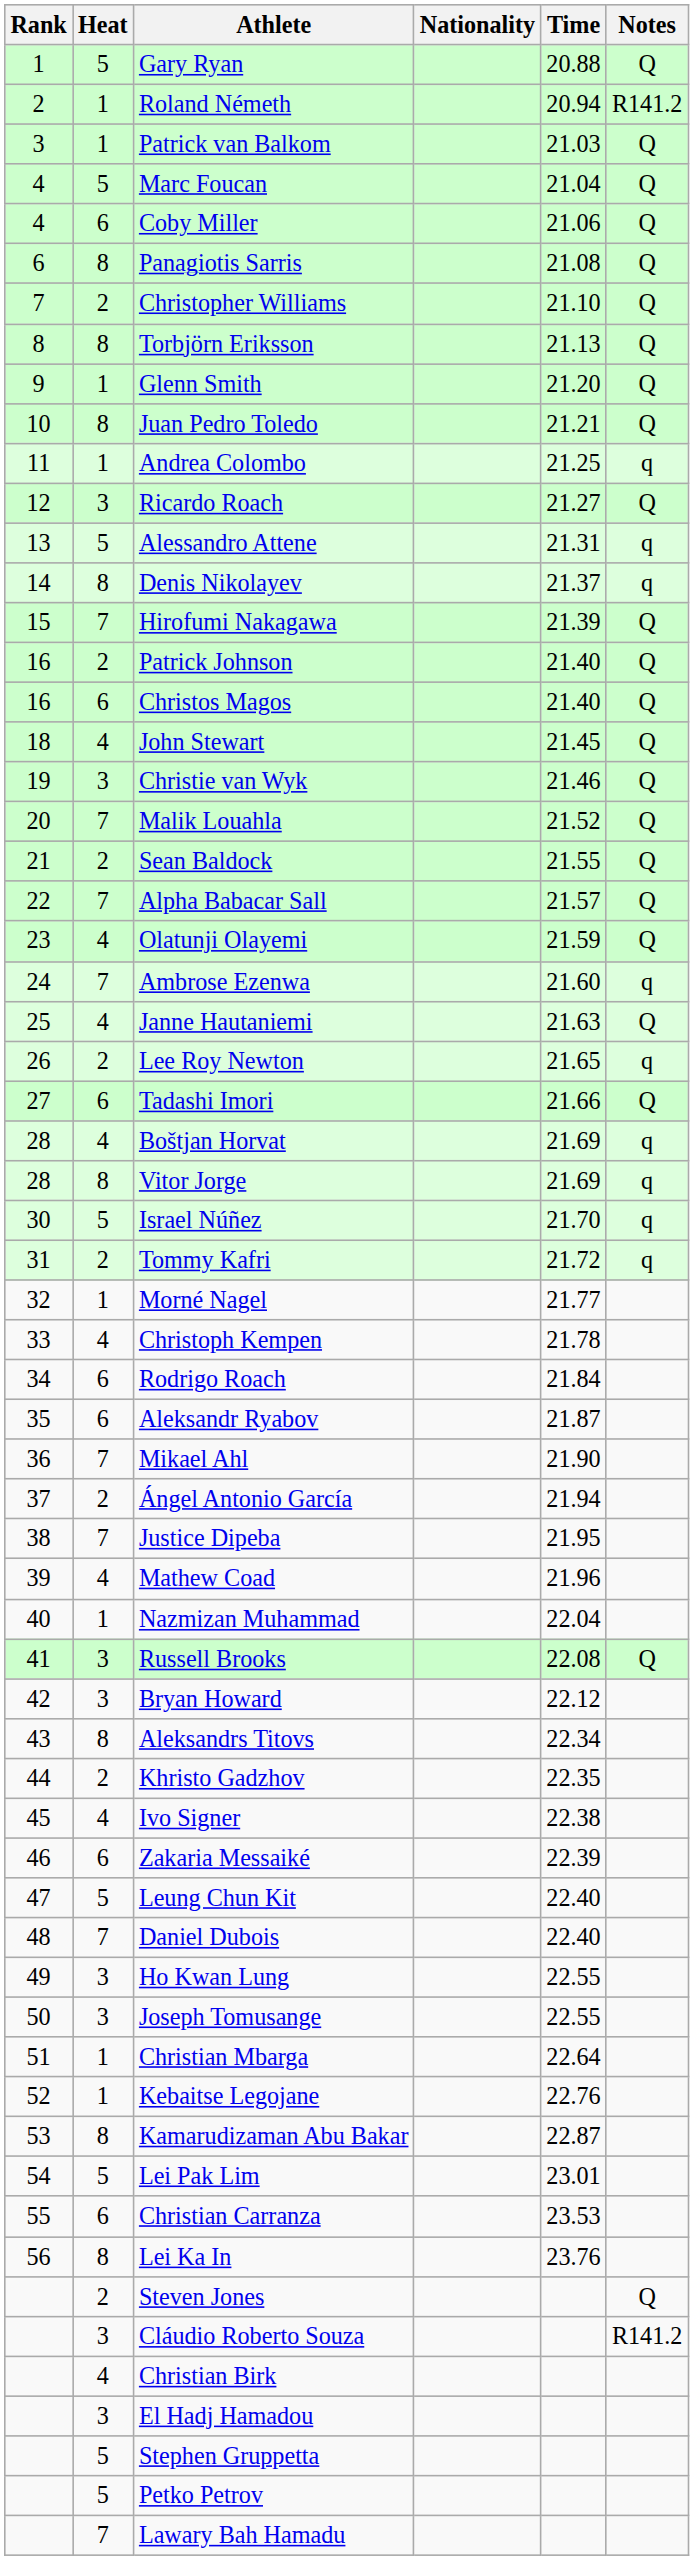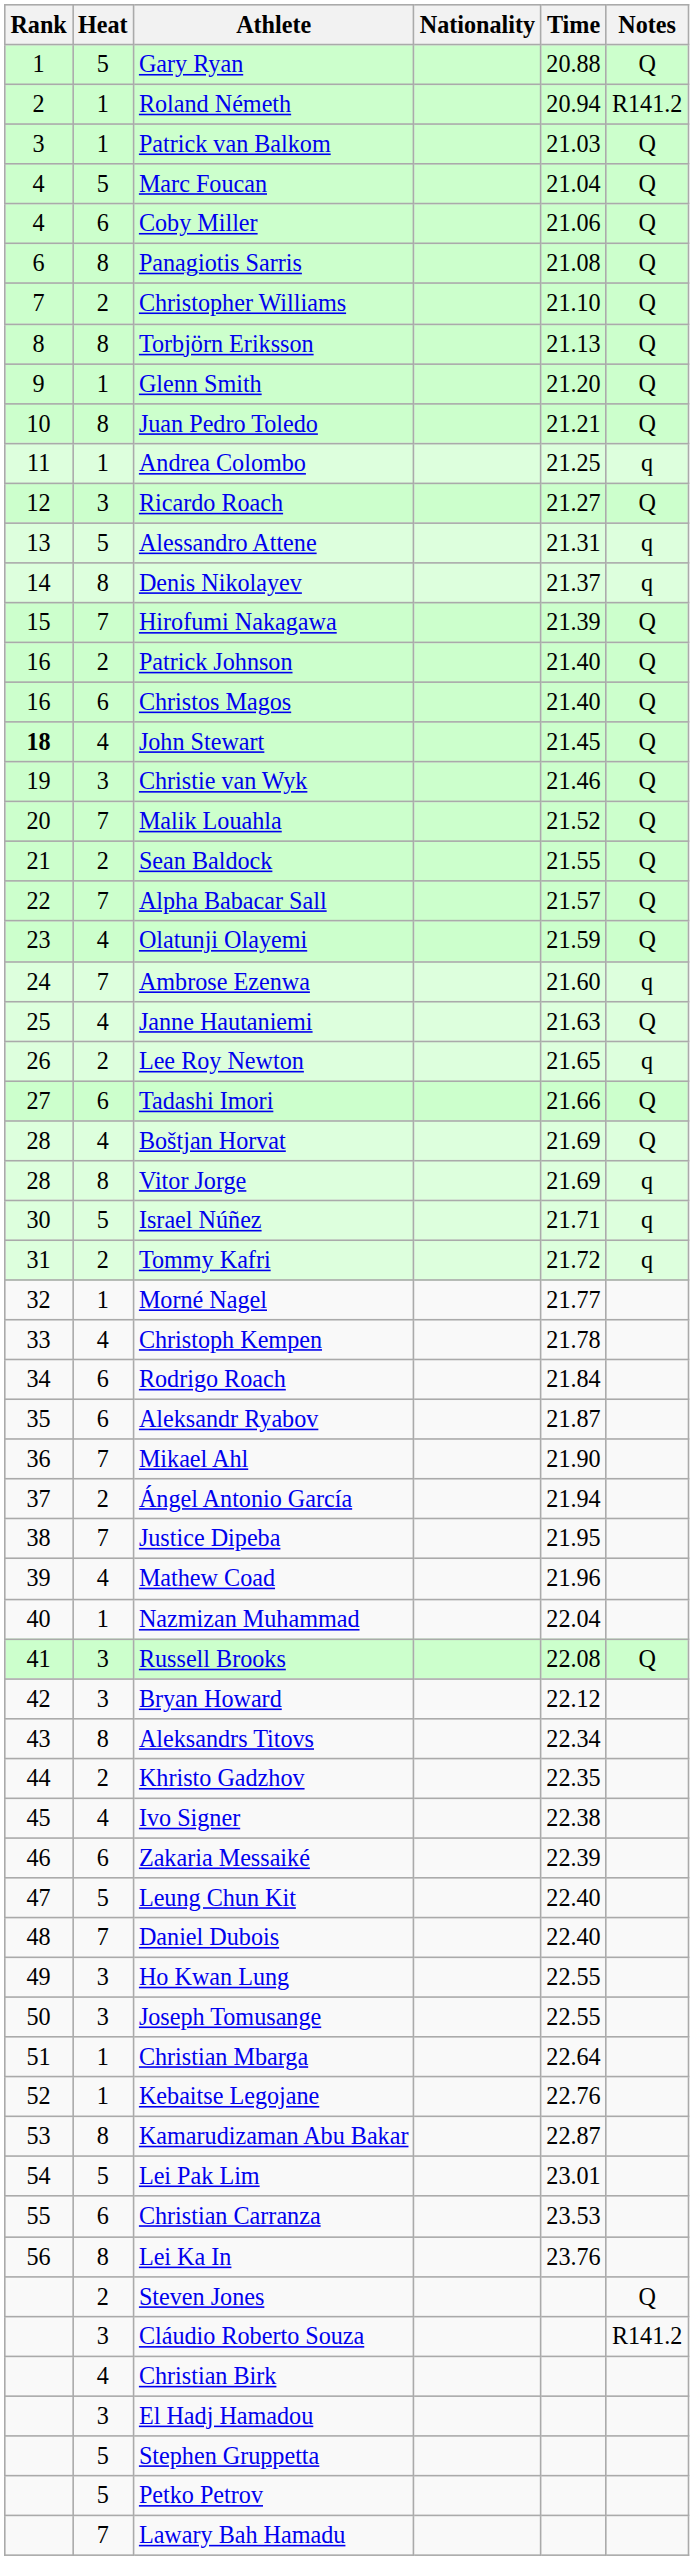(39, 741) normal -> (39, 741) bold
(647, 1140) q -> (647, 1140) Q
(574, 1220) 21.70 -> (574, 1220) 21.71
